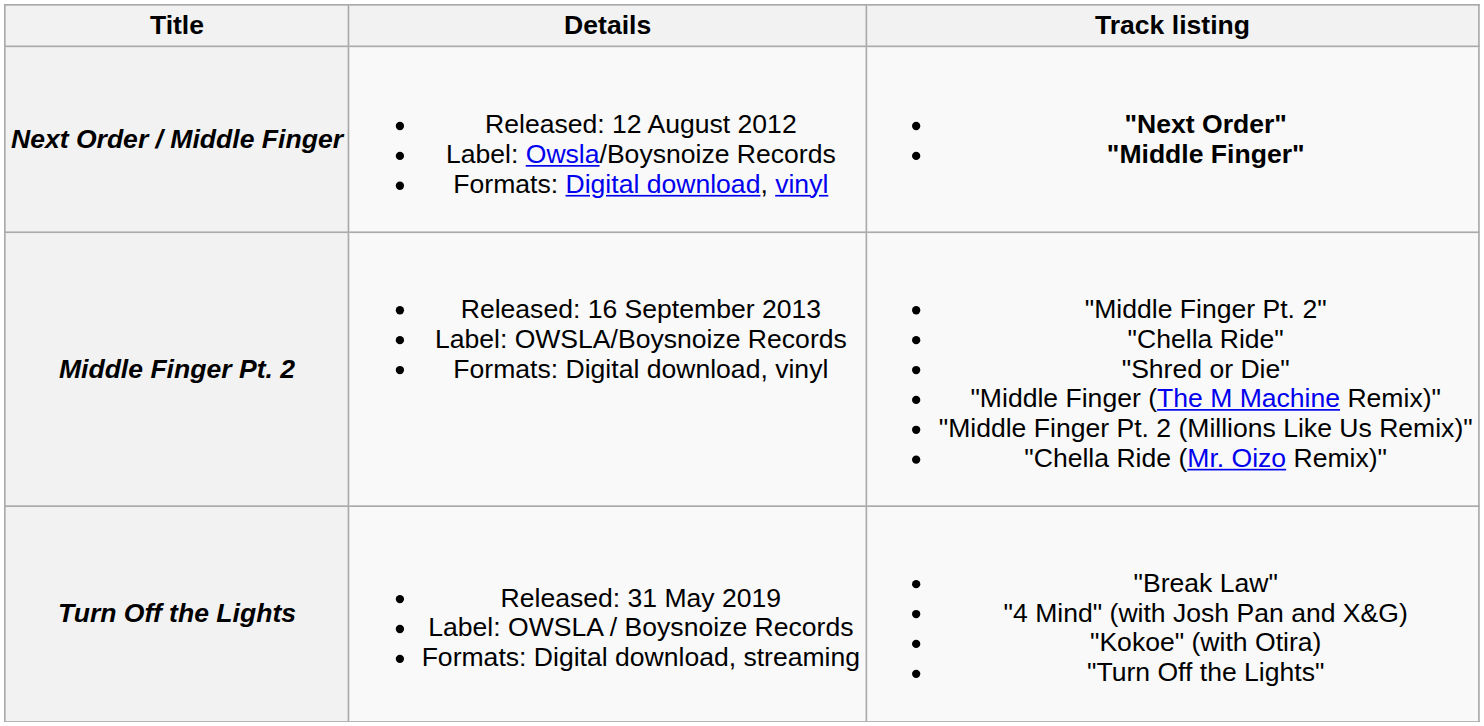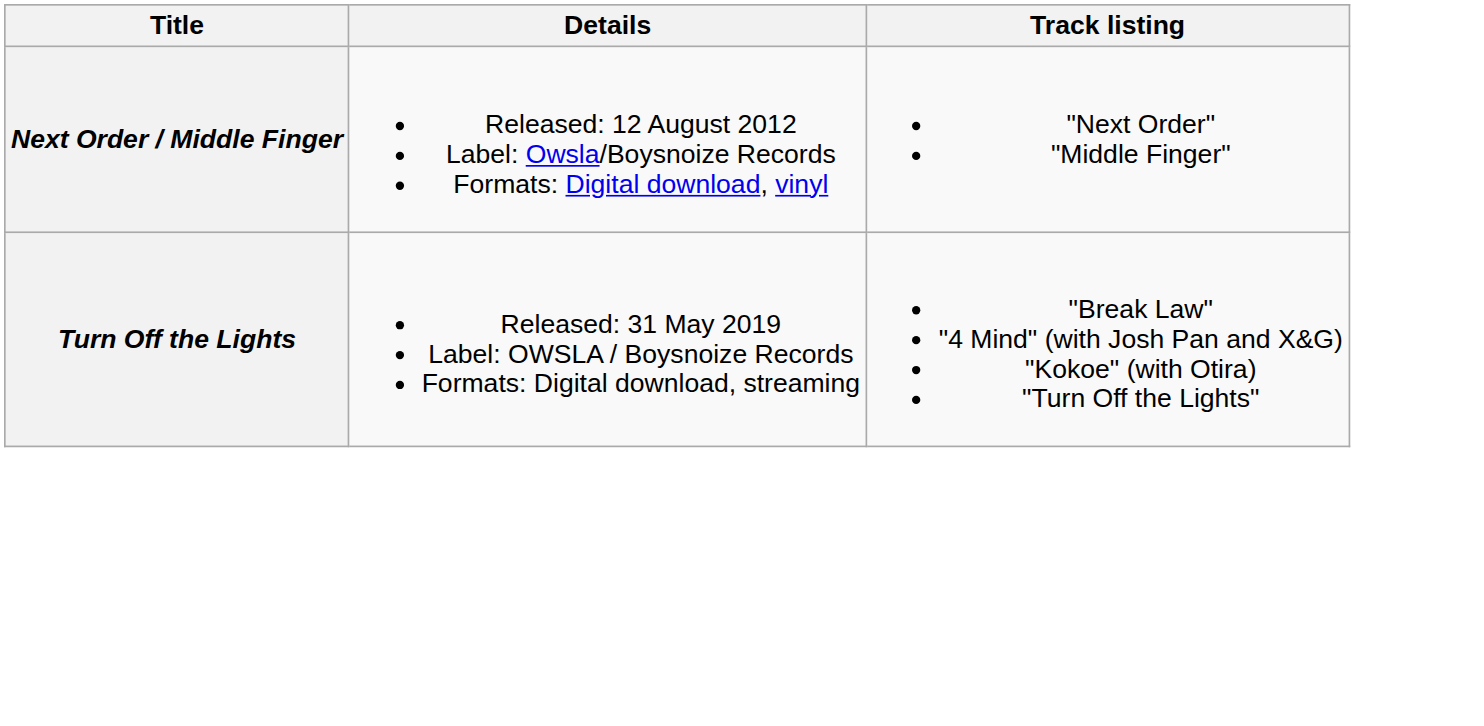(1172, 139) bold -> (1108, 139) normal
- row: (177, 368)
